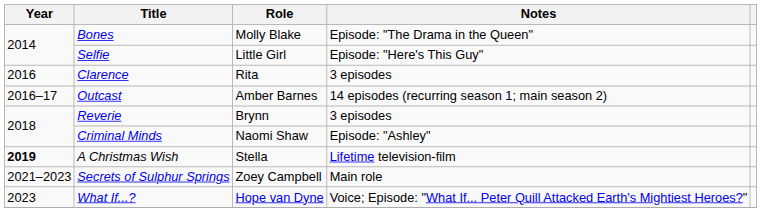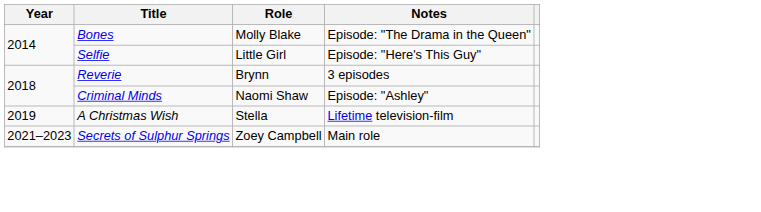- row: (103, 75)
- row: (99, 95)
(22, 156) bold -> (22, 116) normal
- row: (106, 197)
